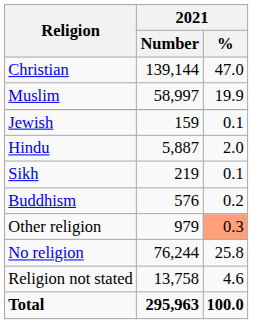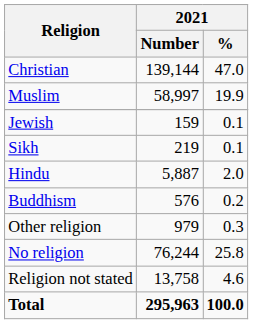rows swapped: (29, 148) <-> (23, 174)
(233, 226) lightsalmon background -> (233, 226) no background
